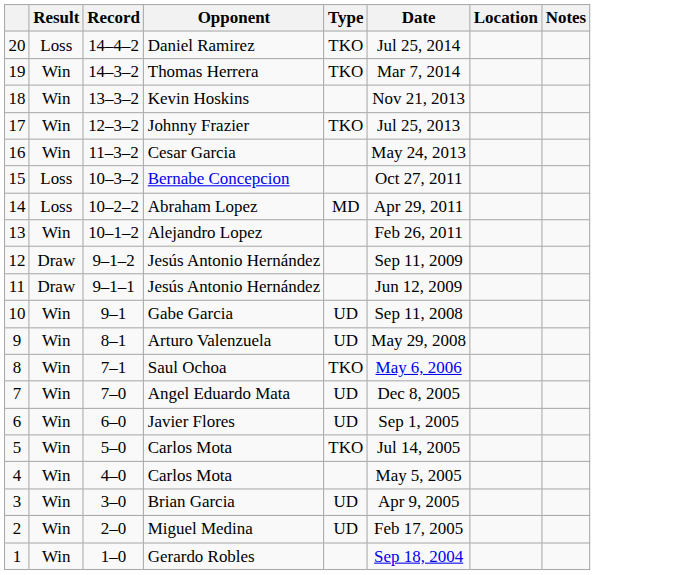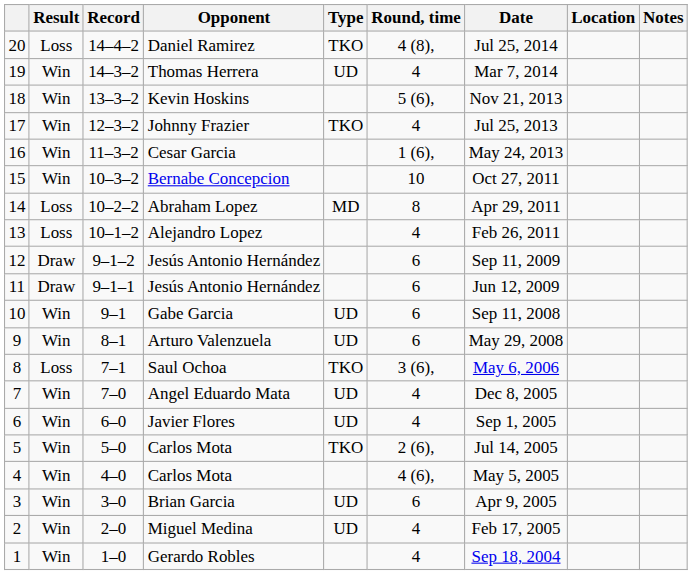+ column: (416, 17)
(346, 71) TKO -> (346, 71) UD
(56, 179) Loss -> (56, 179) Win
(56, 233) Win -> (56, 233) Loss
(56, 367) Win -> (56, 367) Loss
